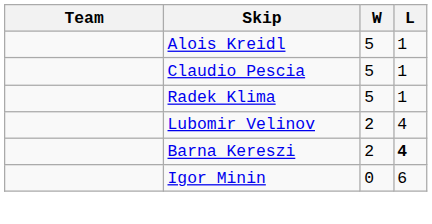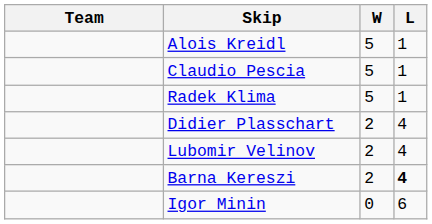+ row: (251, 125)
